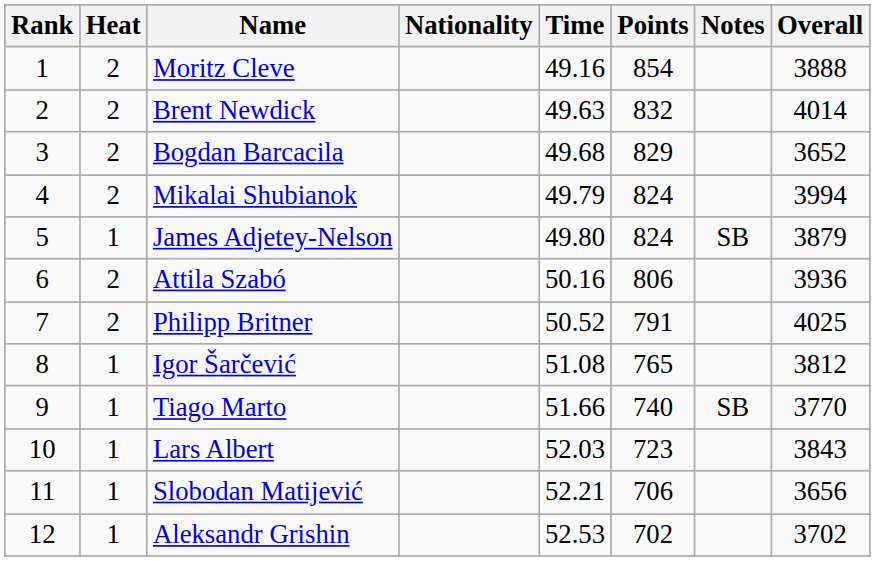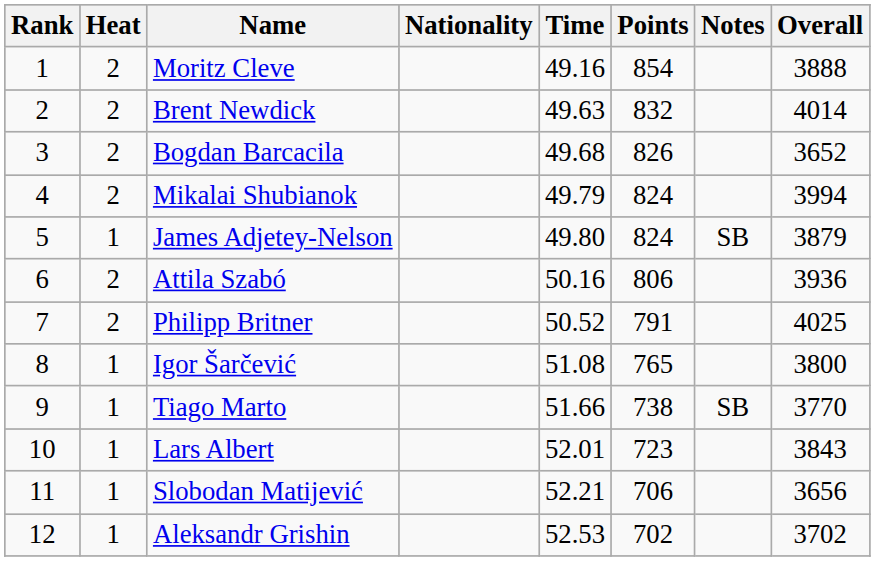(653, 152) 829 -> (653, 152) 826
(820, 364) 3812 -> (820, 364) 3800
(653, 407) 740 -> (653, 407) 738
(575, 449) 52.03 -> (575, 449) 52.01
